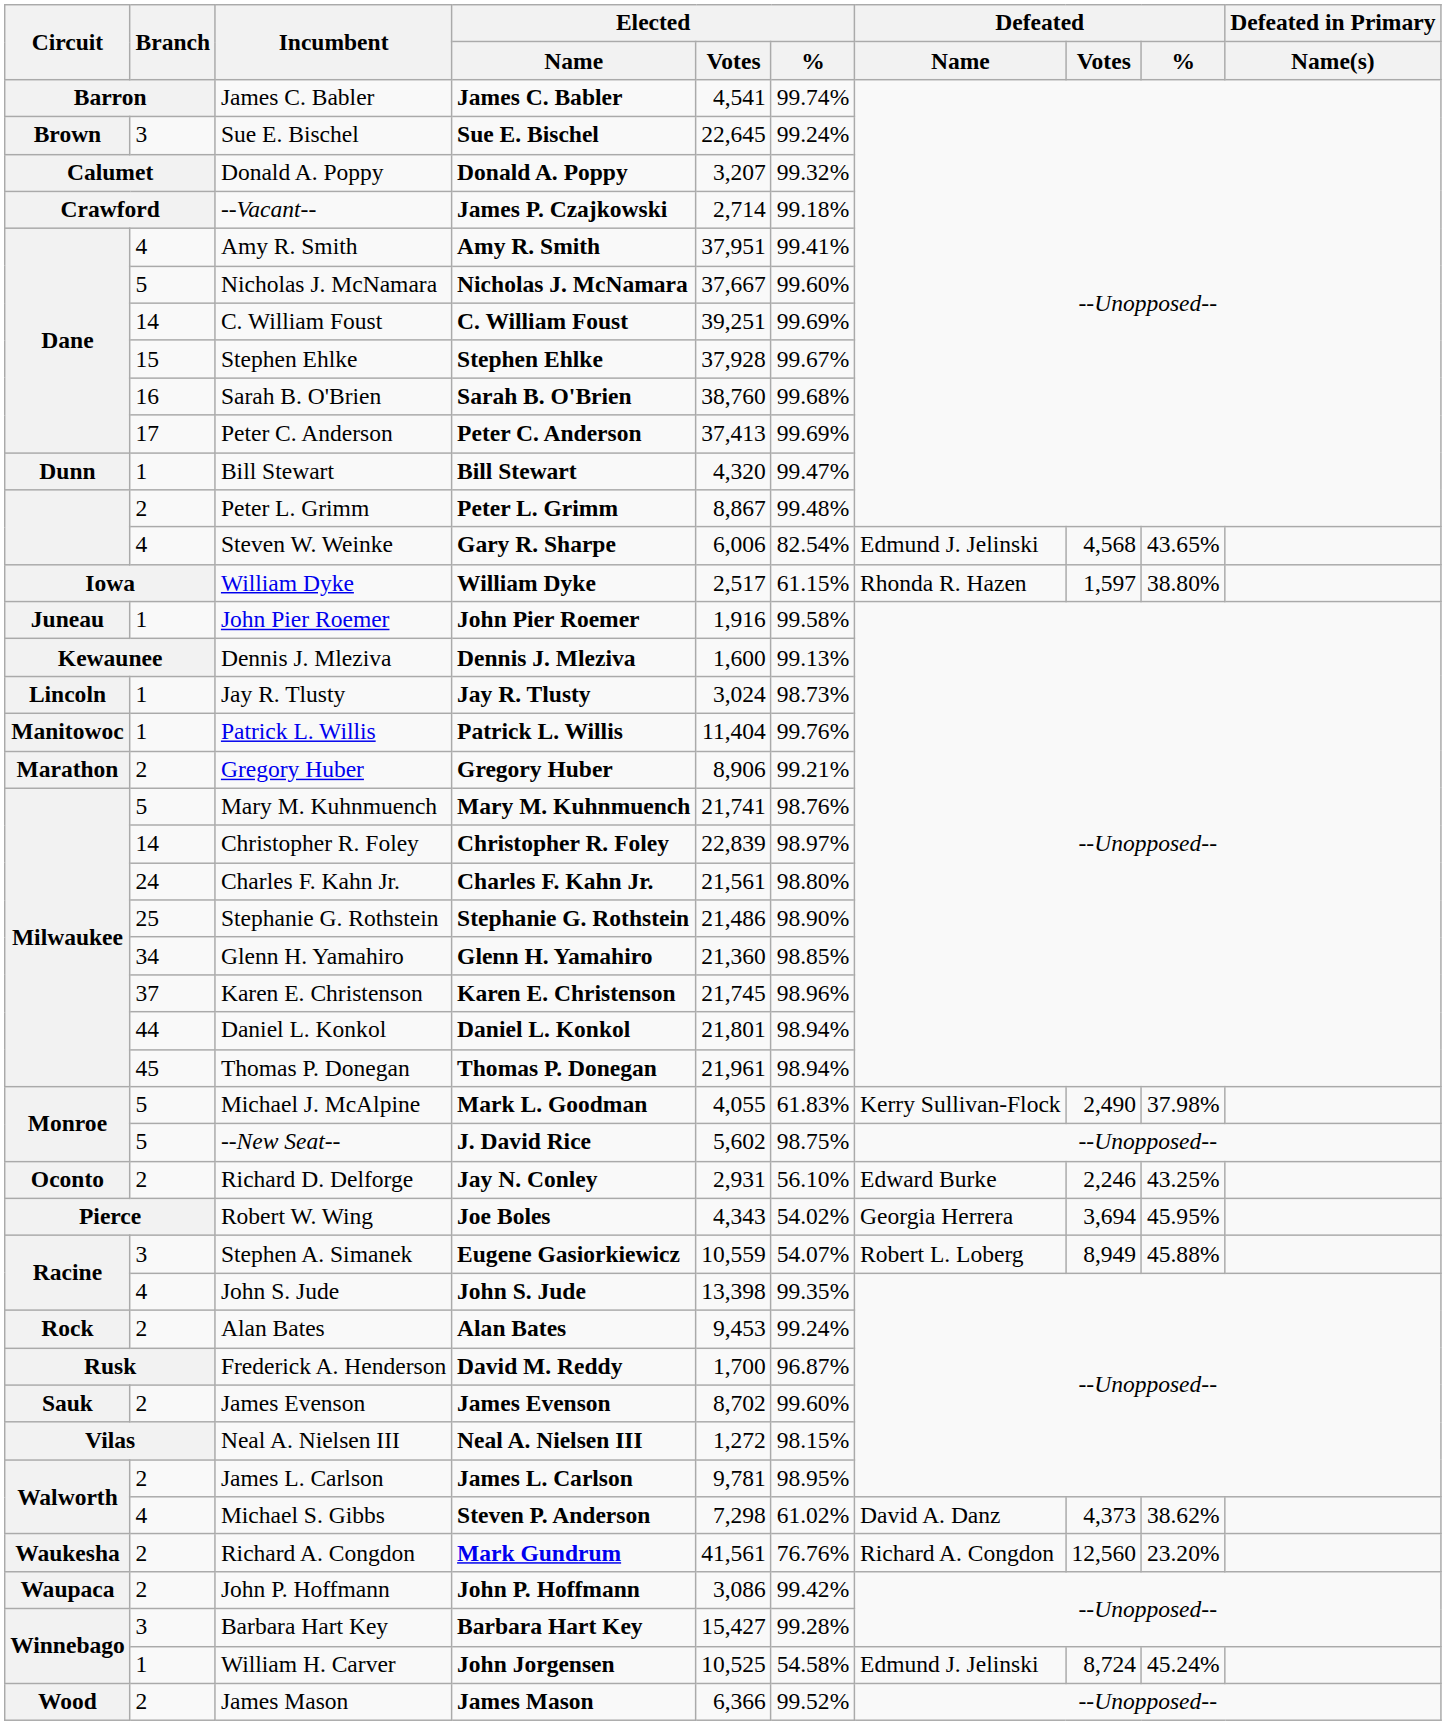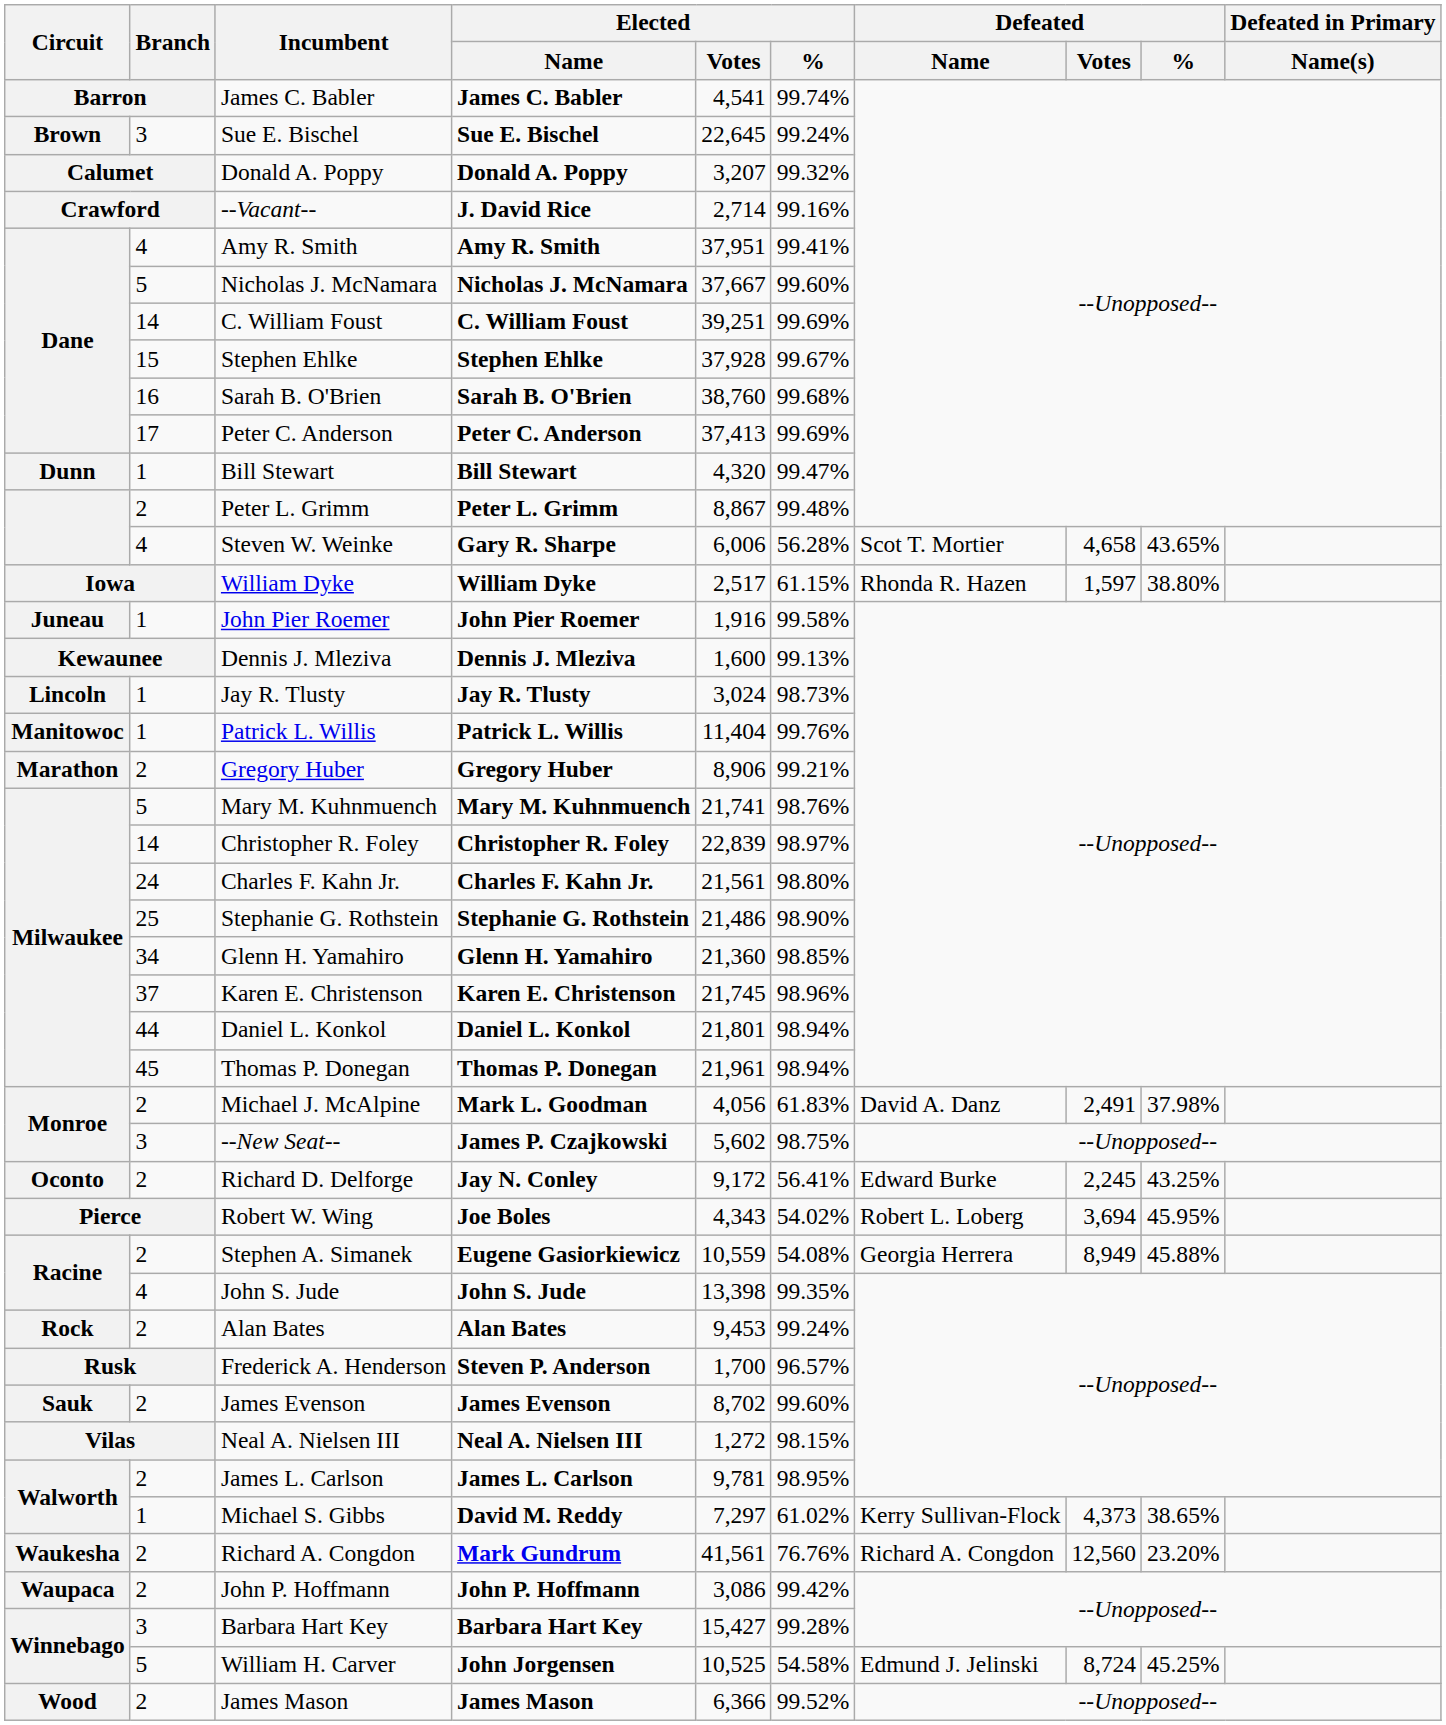(562, 209) James P. Czajkowski -> (524, 209) J. David Rice
(813, 209) 99.18% -> (813, 209) 99.16%
(813, 545) 82.54% -> (813, 545) 56.28%
(949, 545) Edmund J. Jelinski -> (932, 545) Scot T. Mortier
(1110, 545) 4,568 -> (1110, 545) 4,658
(141, 1104) 5 -> (141, 1104) 2
(739, 1104) 4,055 -> (739, 1104) 4,056
(960, 1104) Kerry Sullivan-Flock -> (930, 1104) David A. Danz
(1110, 1104) 2,490 -> (1110, 1104) 2,491
(141, 1142) 5 -> (141, 1142) 3
(524, 1142) J. David Rice -> (562, 1142) James P. Czajkowski
(739, 1179) 2,931 -> (739, 1179) 9,172
(813, 1179) 56.10% -> (813, 1179) 56.41%
(1110, 1179) 2,246 -> (1110, 1179) 2,245
(937, 1216) Georgia Herrera -> (942, 1216) Robert L. Loberg
(141, 1254) 3 -> (141, 1254) 2
(813, 1254) 54.07% -> (813, 1254) 54.08%
(942, 1254) Robert L. Loberg -> (937, 1254) Georgia Herrera
(540, 1365) David M. Reddy -> (554, 1365) Steven P. Anderson
(813, 1365) 96.87% -> (813, 1365) 96.57%
(141, 1515) 4 -> (141, 1515) 1
(554, 1515) Steven P. Anderson -> (540, 1515) David M. Reddy
(739, 1515) 7,298 -> (739, 1515) 7,297
(930, 1515) David A. Danz -> (960, 1515) Kerry Sullivan-Flock
(1183, 1515) 38.62% -> (1183, 1515) 38.65%
(141, 1664) 1 -> (141, 1664) 5
(1183, 1664) 45.24% -> (1183, 1664) 45.25%
